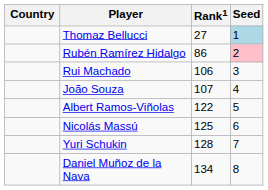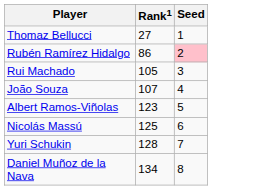- column: (32, 15)
(236, 35) lightblue background -> (180, 35) no background
(204, 71) 106 -> (148, 71) 105
(204, 108) 122 -> (148, 108) 123
